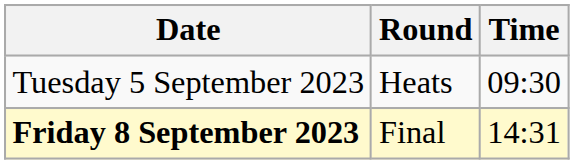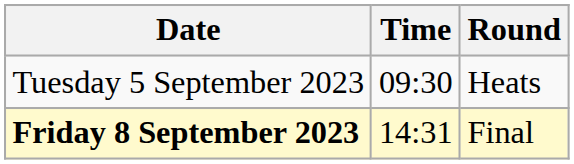columns swapped: (524, 30) <-> (426, 30)
